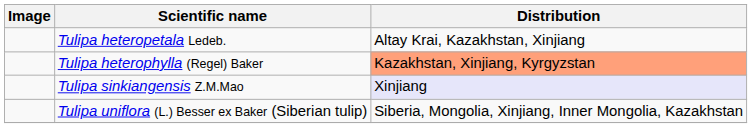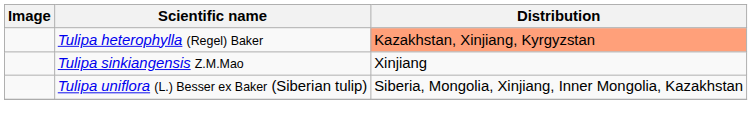- row: (142, 39)
(401, 87) lavender background -> (401, 63) no background
